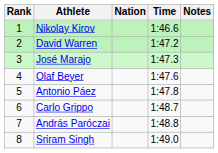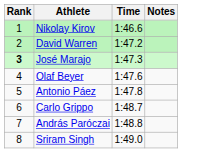- column: (130, 12)
(19, 60) normal -> (19, 60) bold
